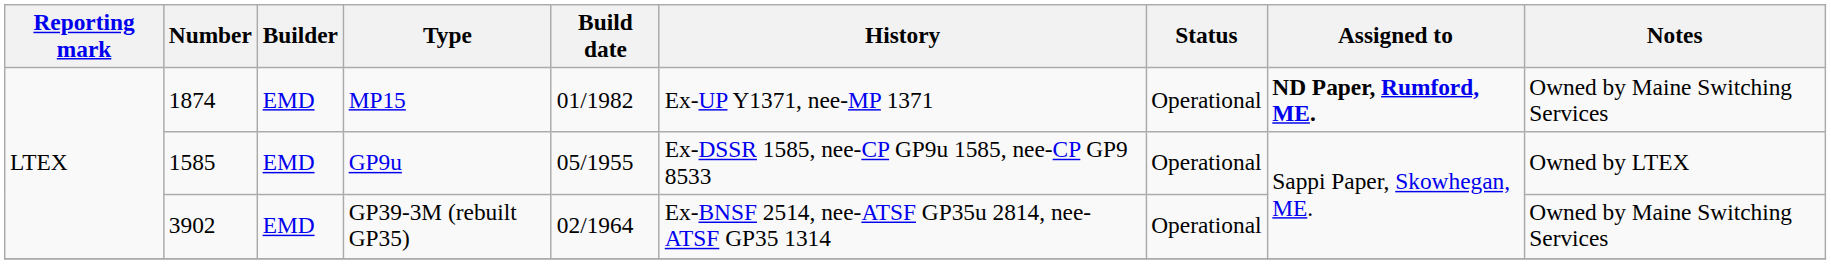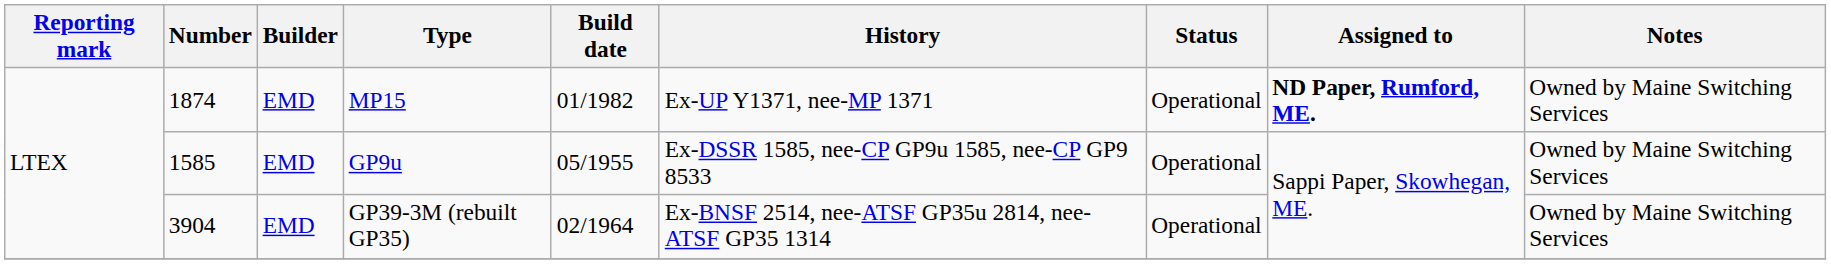(1609, 162) Owned by LTEX -> (1661, 162) Owned by Maine Switching Services
(192, 226) 3902 -> (192, 226) 3904
